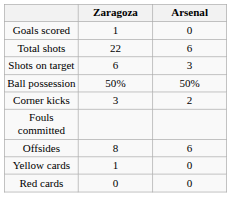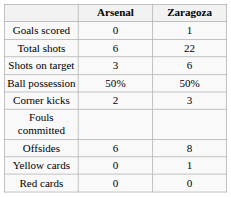columns swapped: (190, 13) <-> (115, 13)
